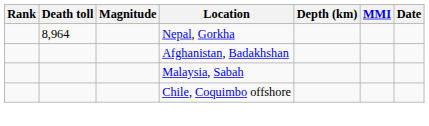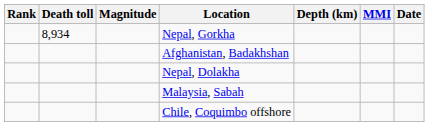(56, 33) 8,964 -> (56, 33) 8,934
+ row: (201, 72)
